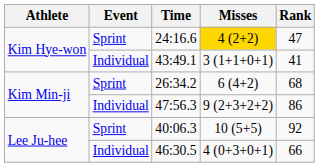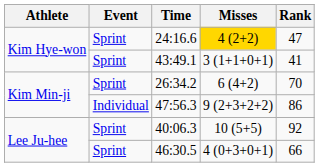(121, 61) Individual -> (109, 61) Sprint
(295, 83) 68 -> (295, 83) 70
(121, 151) Individual -> (109, 151) Sprint
